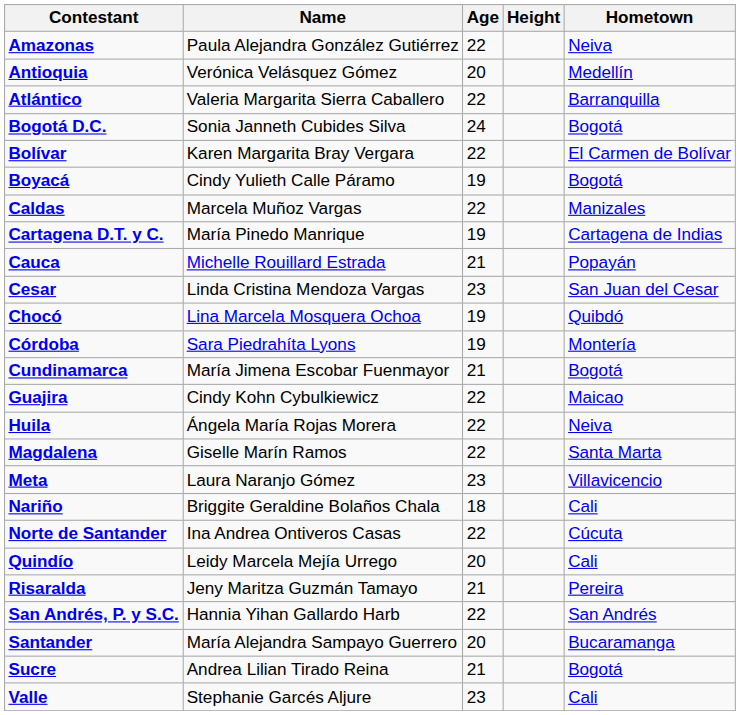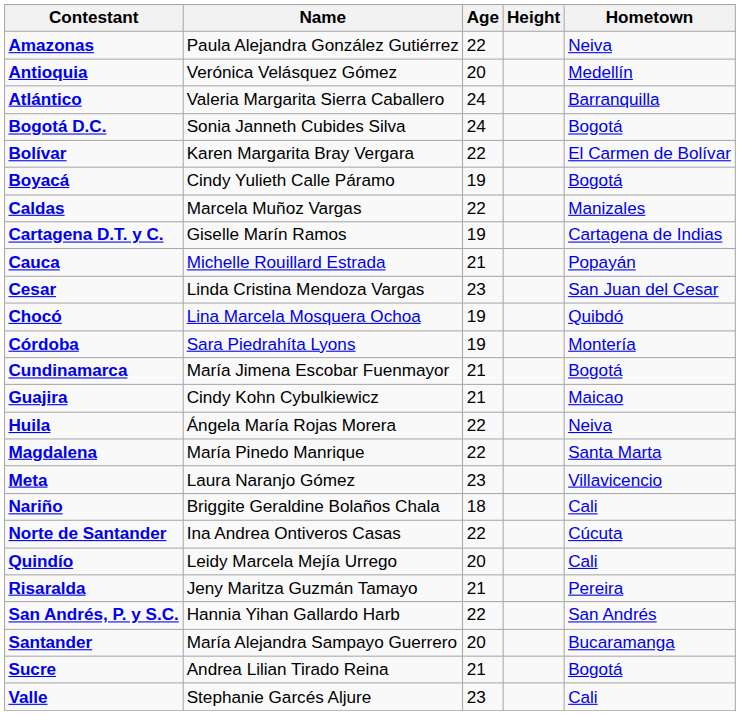(476, 99) 22 -> (476, 99) 24
(276, 235) María Pinedo Manrique -> (267, 235) Giselle Marín Ramos
(476, 398) 22 -> (476, 398) 21
(267, 452) Giselle Marín Ramos -> (276, 452) María Pinedo Manrique
